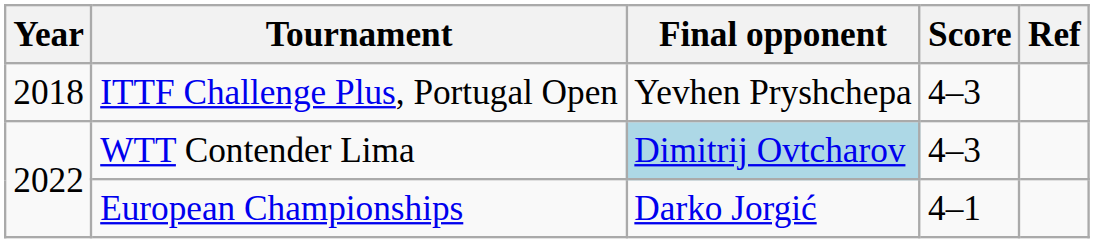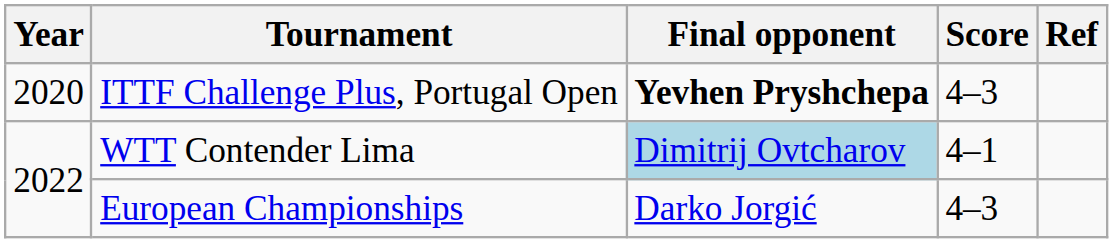(49, 91) 2018 -> (49, 91) 2020
(773, 91) normal -> (782, 91) bold
(954, 150) 4–3 -> (972, 150) 4–1
(954, 208) 4–1 -> (972, 208) 4–3
